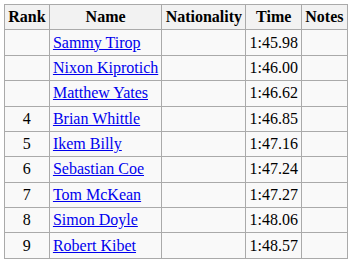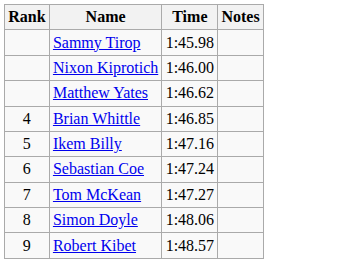- column: (204, 17)
